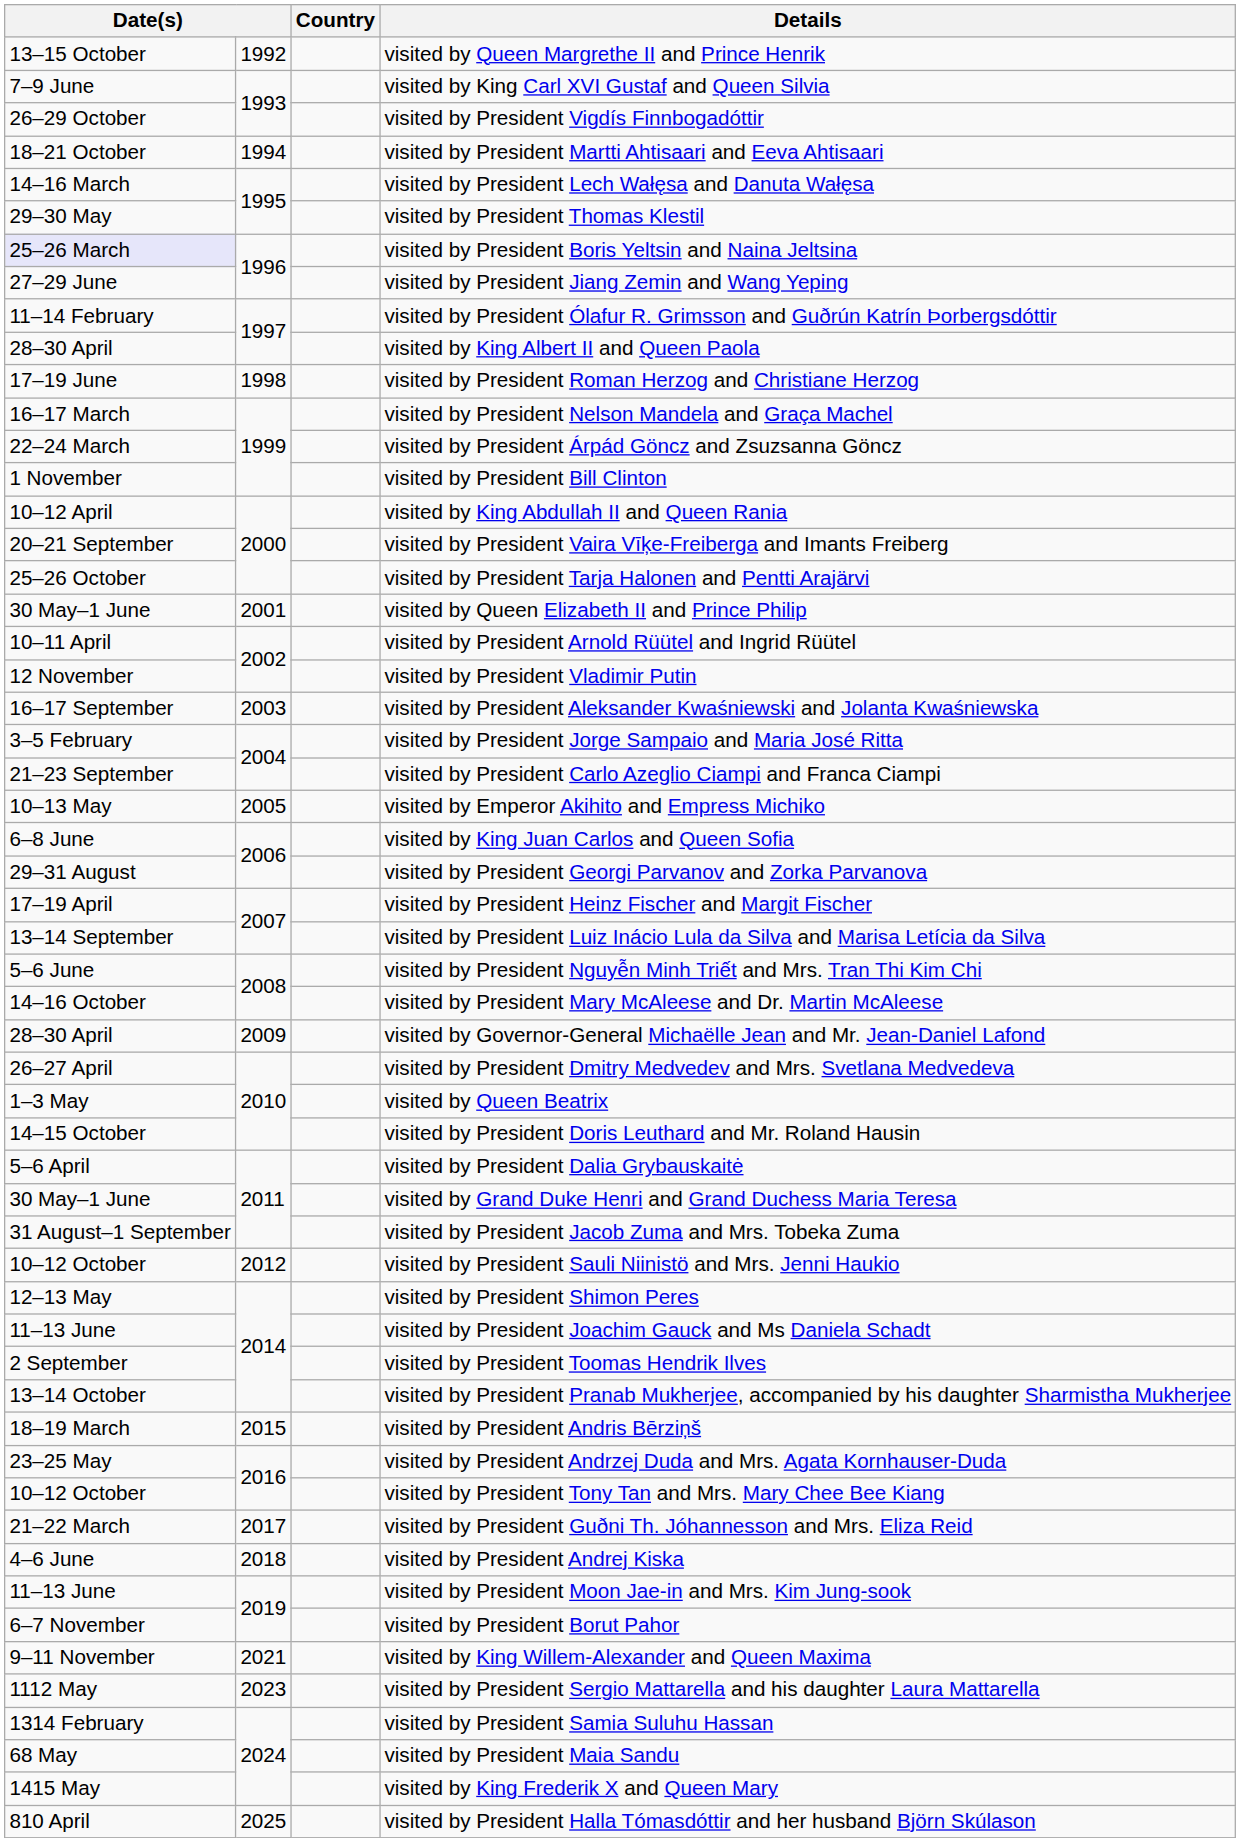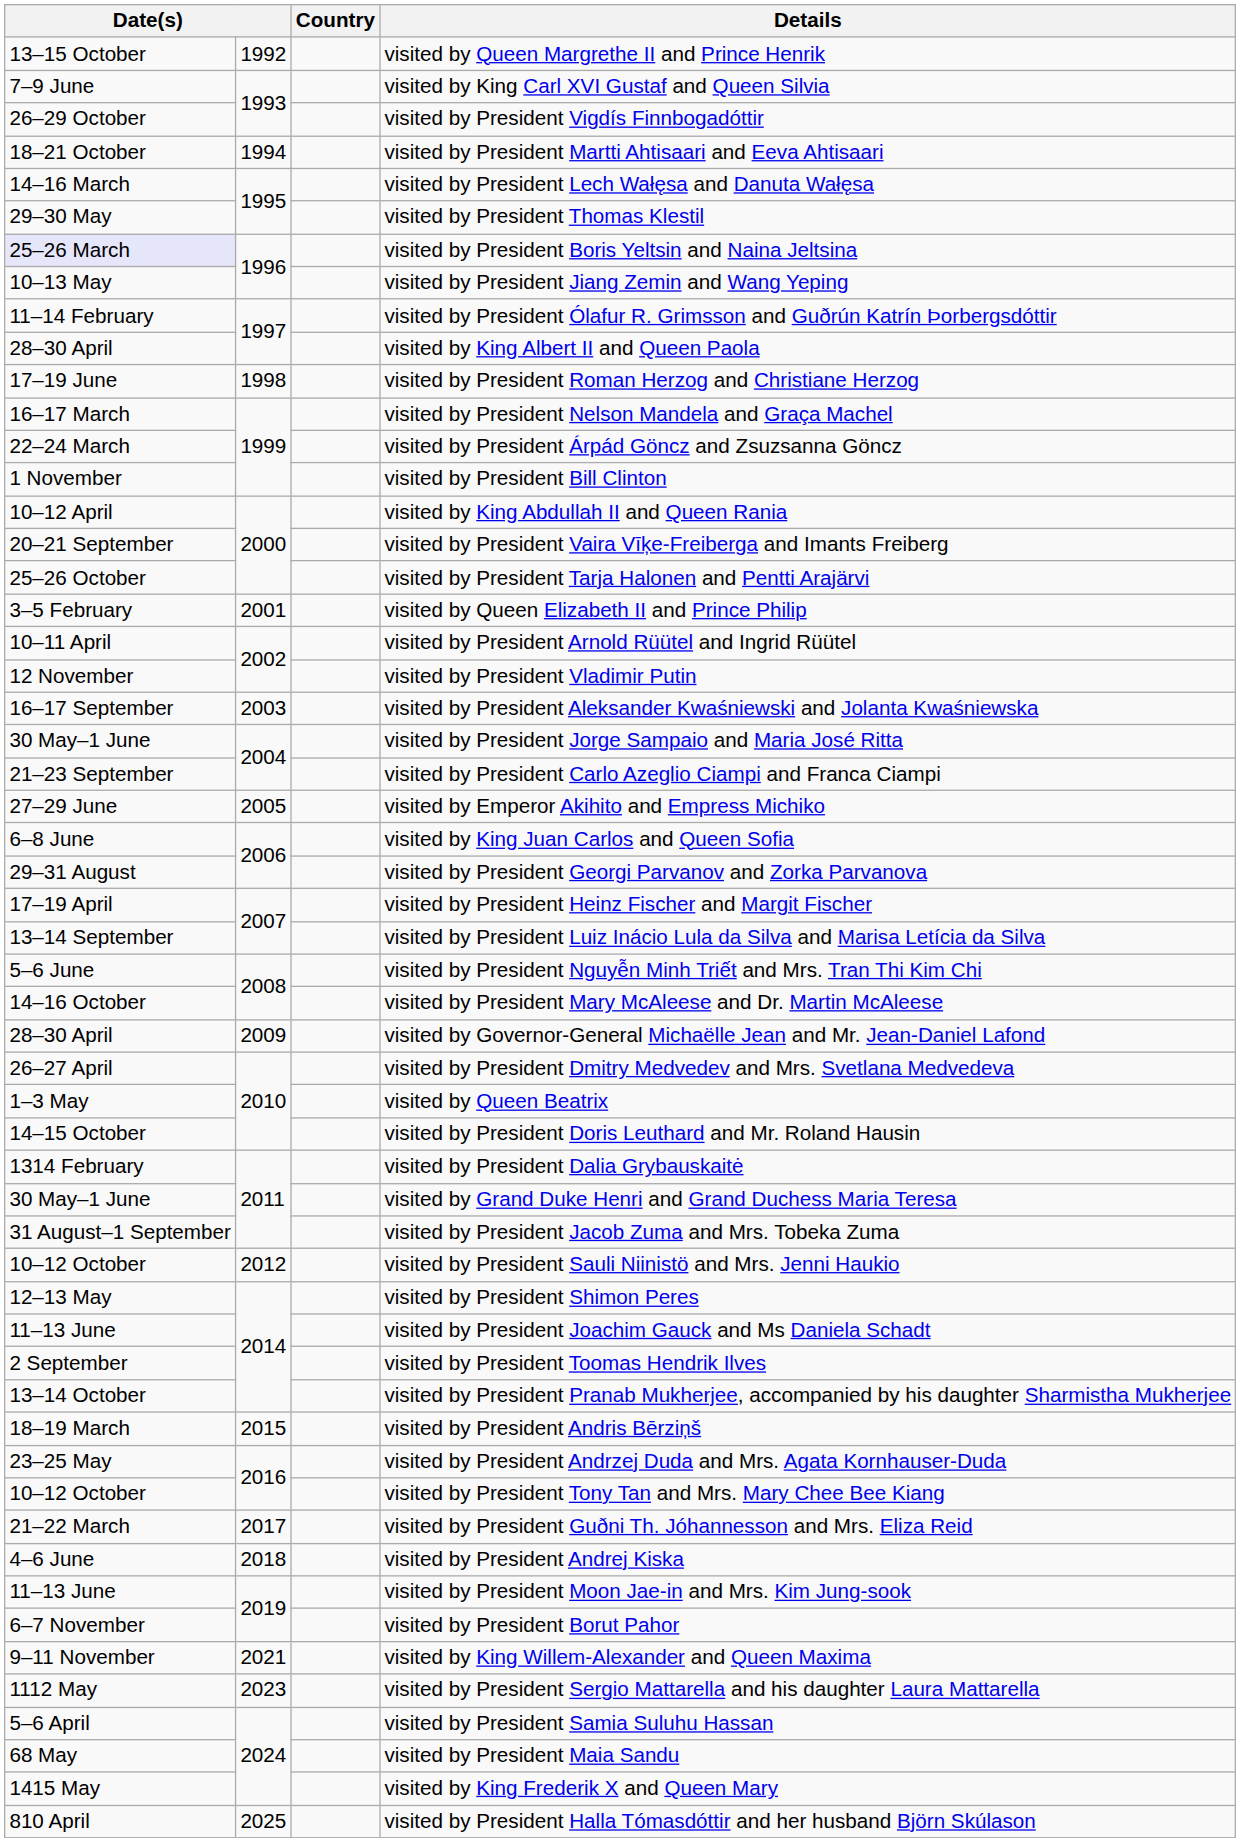(63, 282) 27–29 June -> (60, 282) 10–13 May
(80, 610) 30 May–1 June -> (71, 610) 3–5 February
(71, 741) 3–5 February -> (80, 741) 30 May–1 June
(60, 806) 10–13 May -> (63, 806) 27–29 June
(50, 1166) 5–6 April -> (77, 1166) 1314 February
(77, 1723) 1314 February -> (50, 1723) 5–6 April
